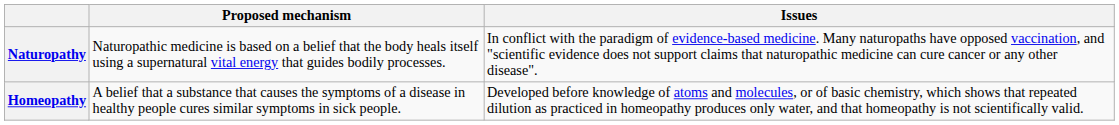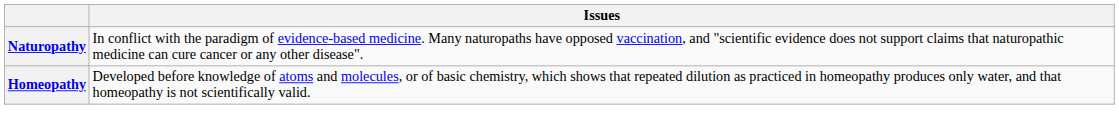- column: (287, 15)
